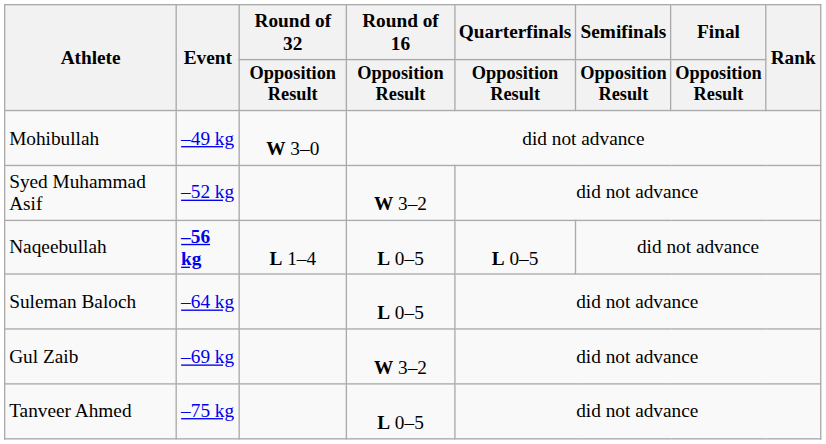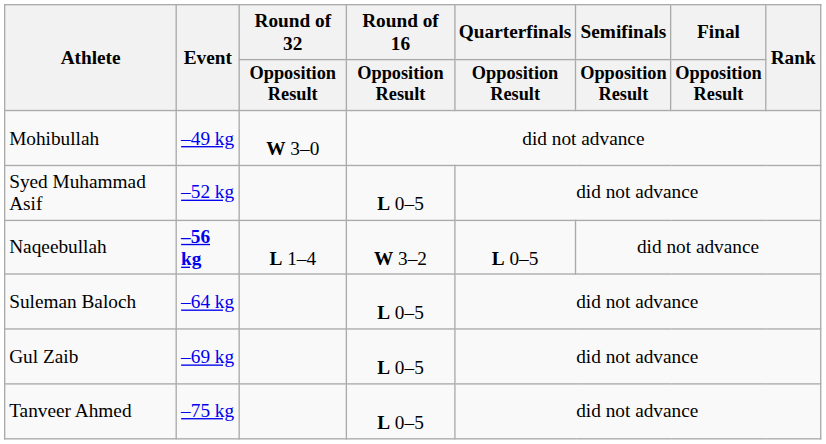(400, 204) W 3–2 -> (400, 204) L 0–5
(400, 258) L 0–5 -> (400, 258) W 3–2
(400, 368) W 3–2 -> (400, 368) L 0–5
